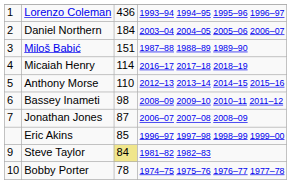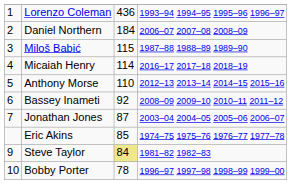(212, 31) 2003–04 2004–05 2005–06 2006–07 -> (194, 31) 2006–07 2007–08 2008–09
(126, 48) 151 -> (125, 48) 115
(123, 100) 98 -> (123, 100) 92
(194, 118) 2006–07 2007–08 2008–09 -> (212, 118) 2003–04 2004–05 2005–06 2006–07
(212, 136) 1996–97 1997–98 1998–99 1999–00 -> (212, 136) 1974–75 1975–76 1976–77 1977–78
(212, 171) 1974–75 1975–76 1976–77 1977–78 -> (212, 171) 1996–97 1997–98 1998–99 1999–00
